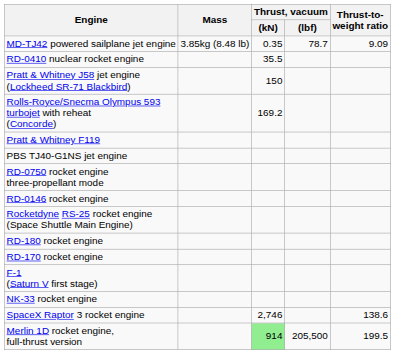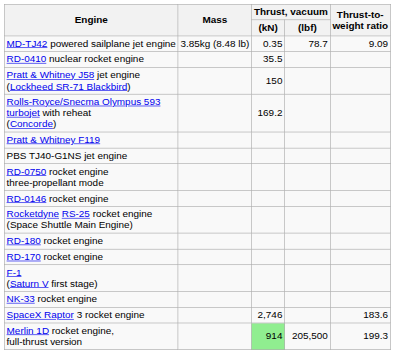(376, 315) 138.6 -> (376, 315) 183.6
(376, 336) 199.5 -> (376, 336) 199.3
